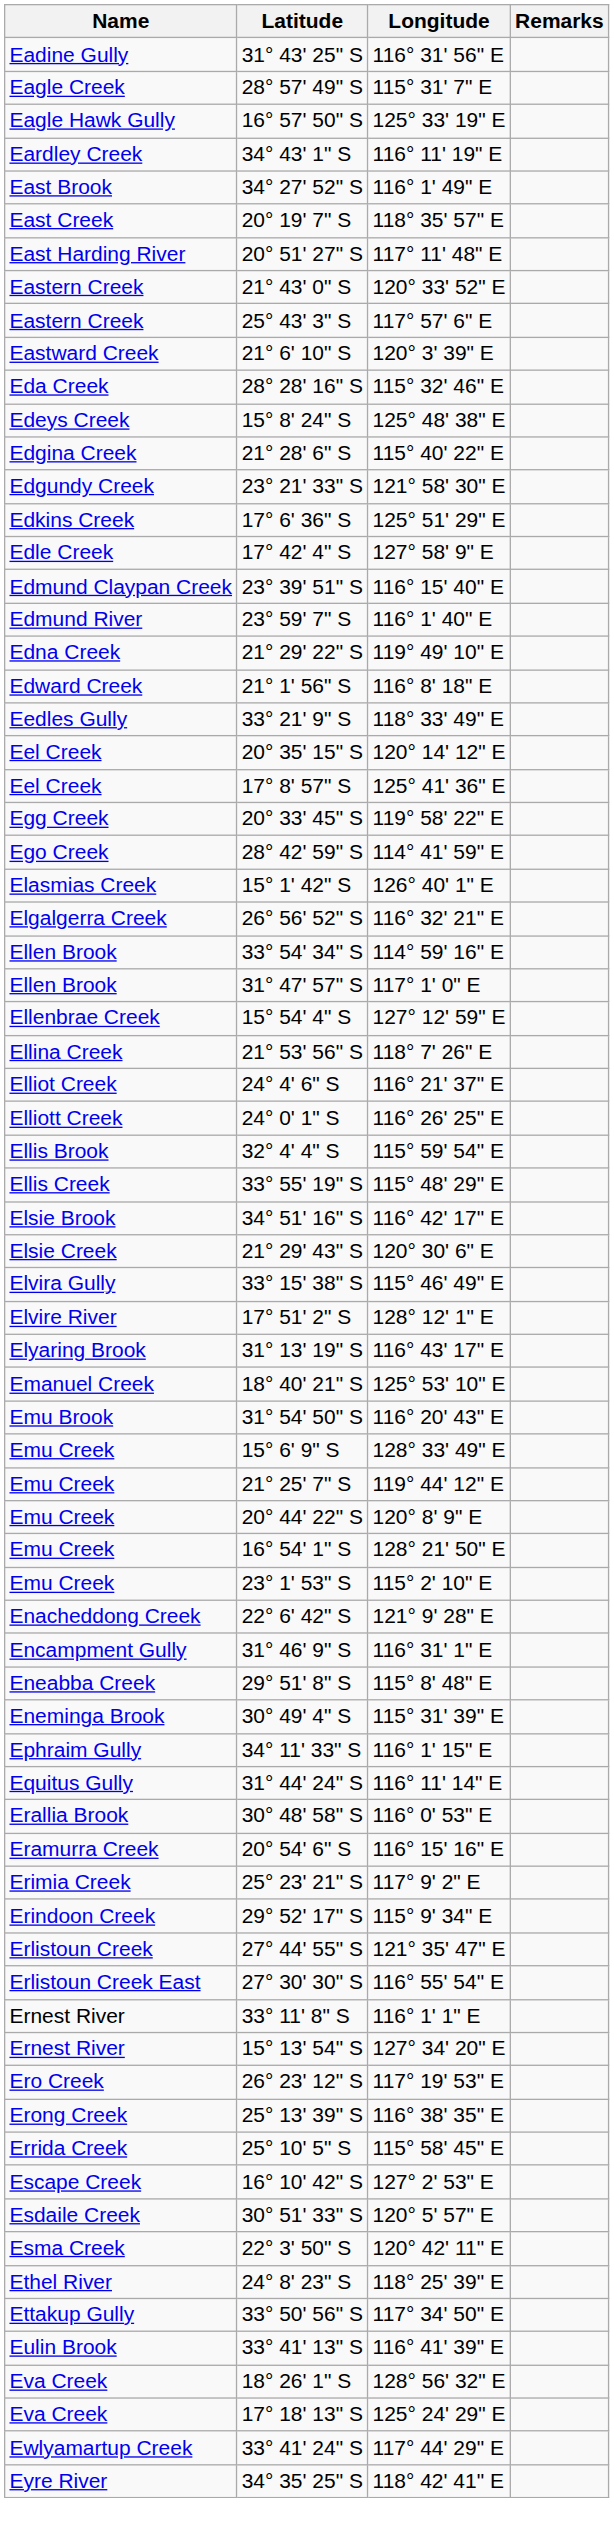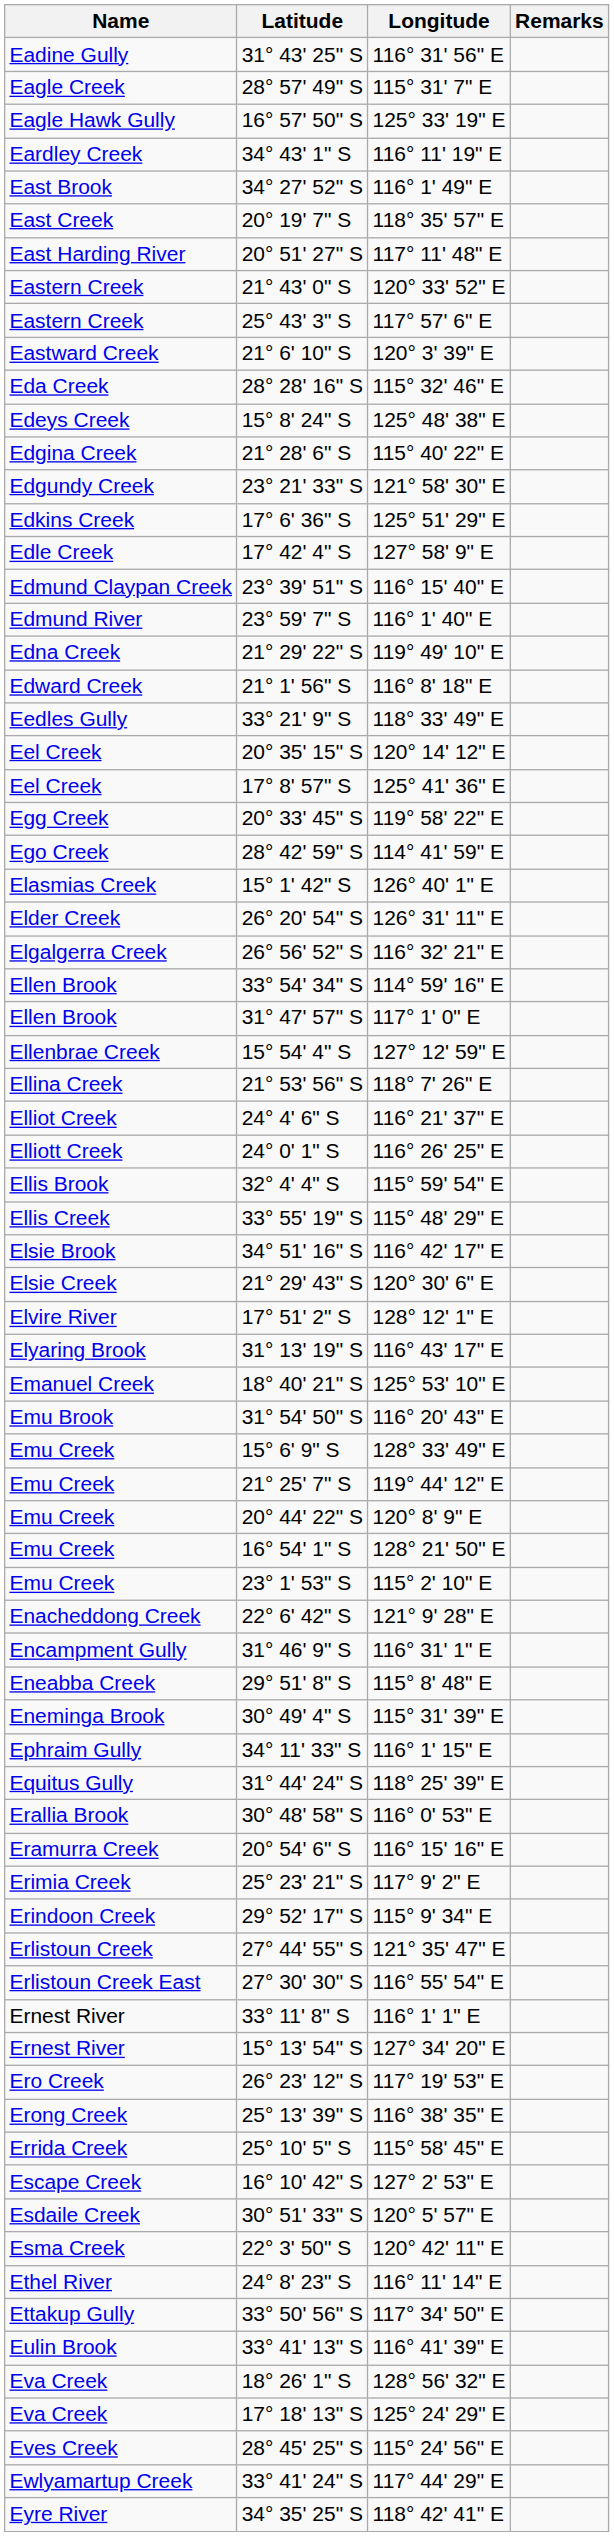+ row: (302, 918)
- row: (302, 1284)
(437, 1782) 116° 11' 14" E -> (438, 1782) 118° 25' 39" E
(438, 2281) 118° 25' 39" E -> (437, 2281) 116° 11' 14" E
+ row: (302, 2447)
